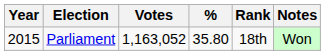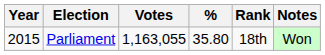(154, 38) 1,163,052 -> (154, 38) 1,163,055
